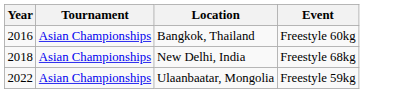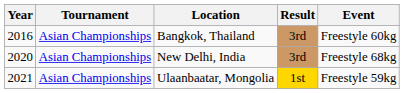+ column: (298, 15)
(20, 57) 2018 -> (20, 57) 2020
(20, 78) 2022 -> (20, 78) 2021
